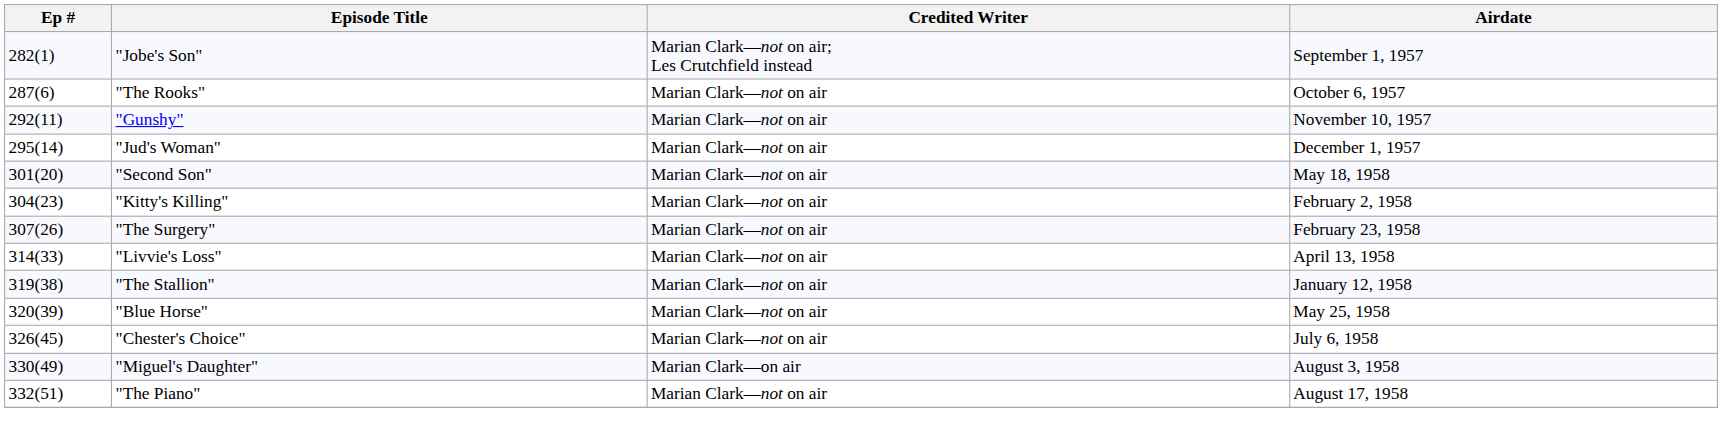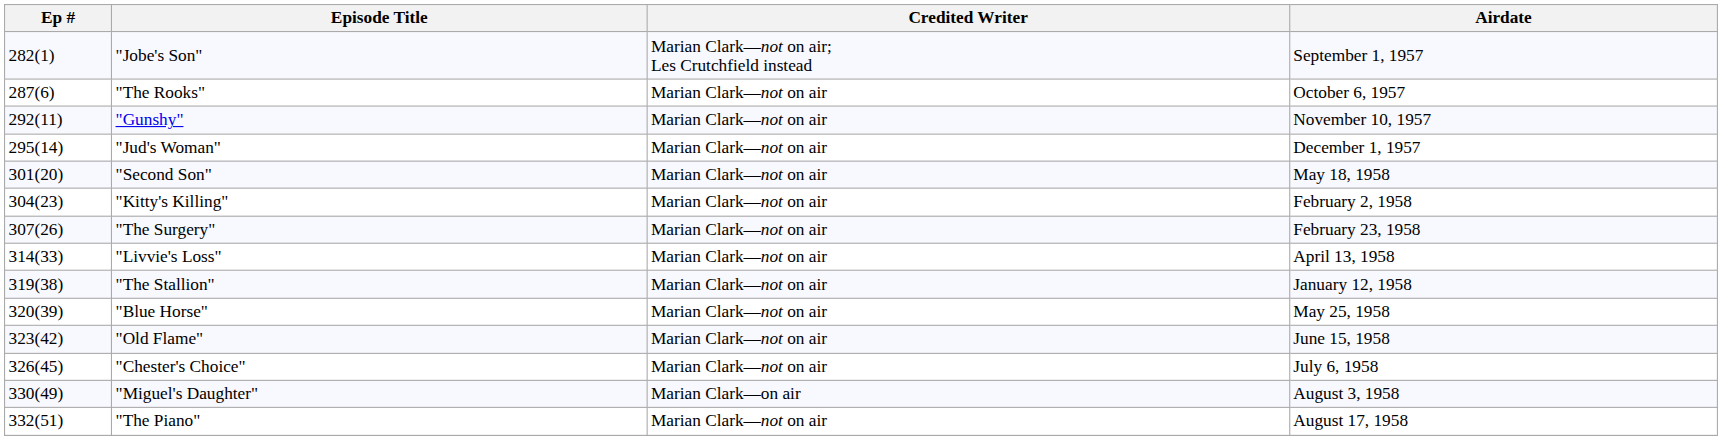+ row: (159, 339)
